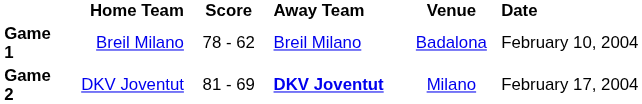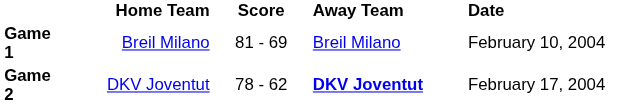- column: (451, 10)
(229, 43) 78 - 62 -> (261, 43) 81 - 69
(229, 85) 81 - 69 -> (261, 85) 78 - 62
